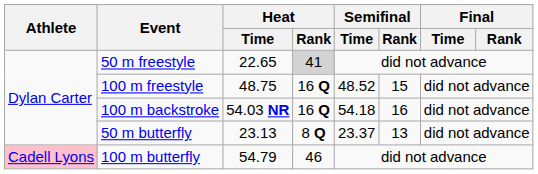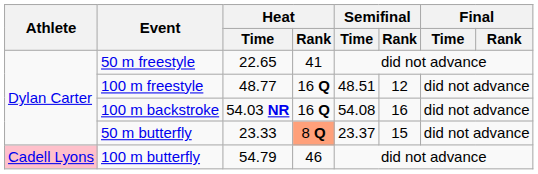(314, 63) lightgrey background -> (314, 63) no background
(258, 86) 48.75 -> (258, 86) 48.77
(357, 86) 48.52 -> (357, 86) 48.51
(400, 86) 15 -> (400, 86) 12
(357, 110) 54.18 -> (357, 110) 54.08
(258, 134) 23.13 -> (258, 134) 23.33
(314, 134) no background -> (314, 134) lightsalmon background
(400, 134) 13 -> (400, 134) 15
